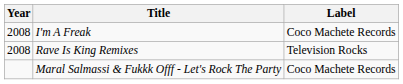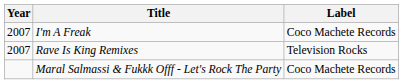(19, 32) 2008 -> (19, 32) 2007
(19, 50) 2008 -> (19, 50) 2007
